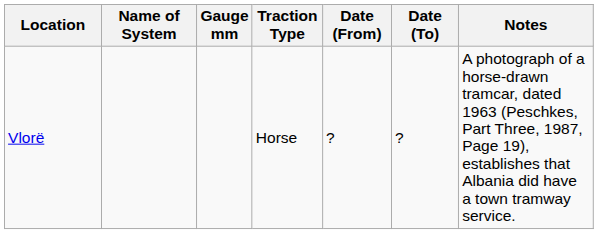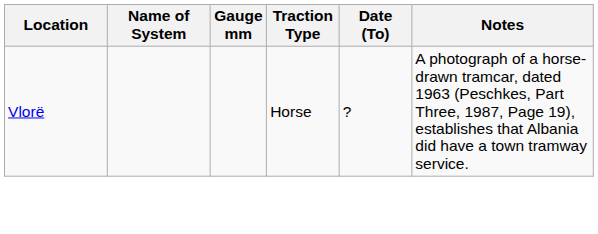- column: (357, 25)
